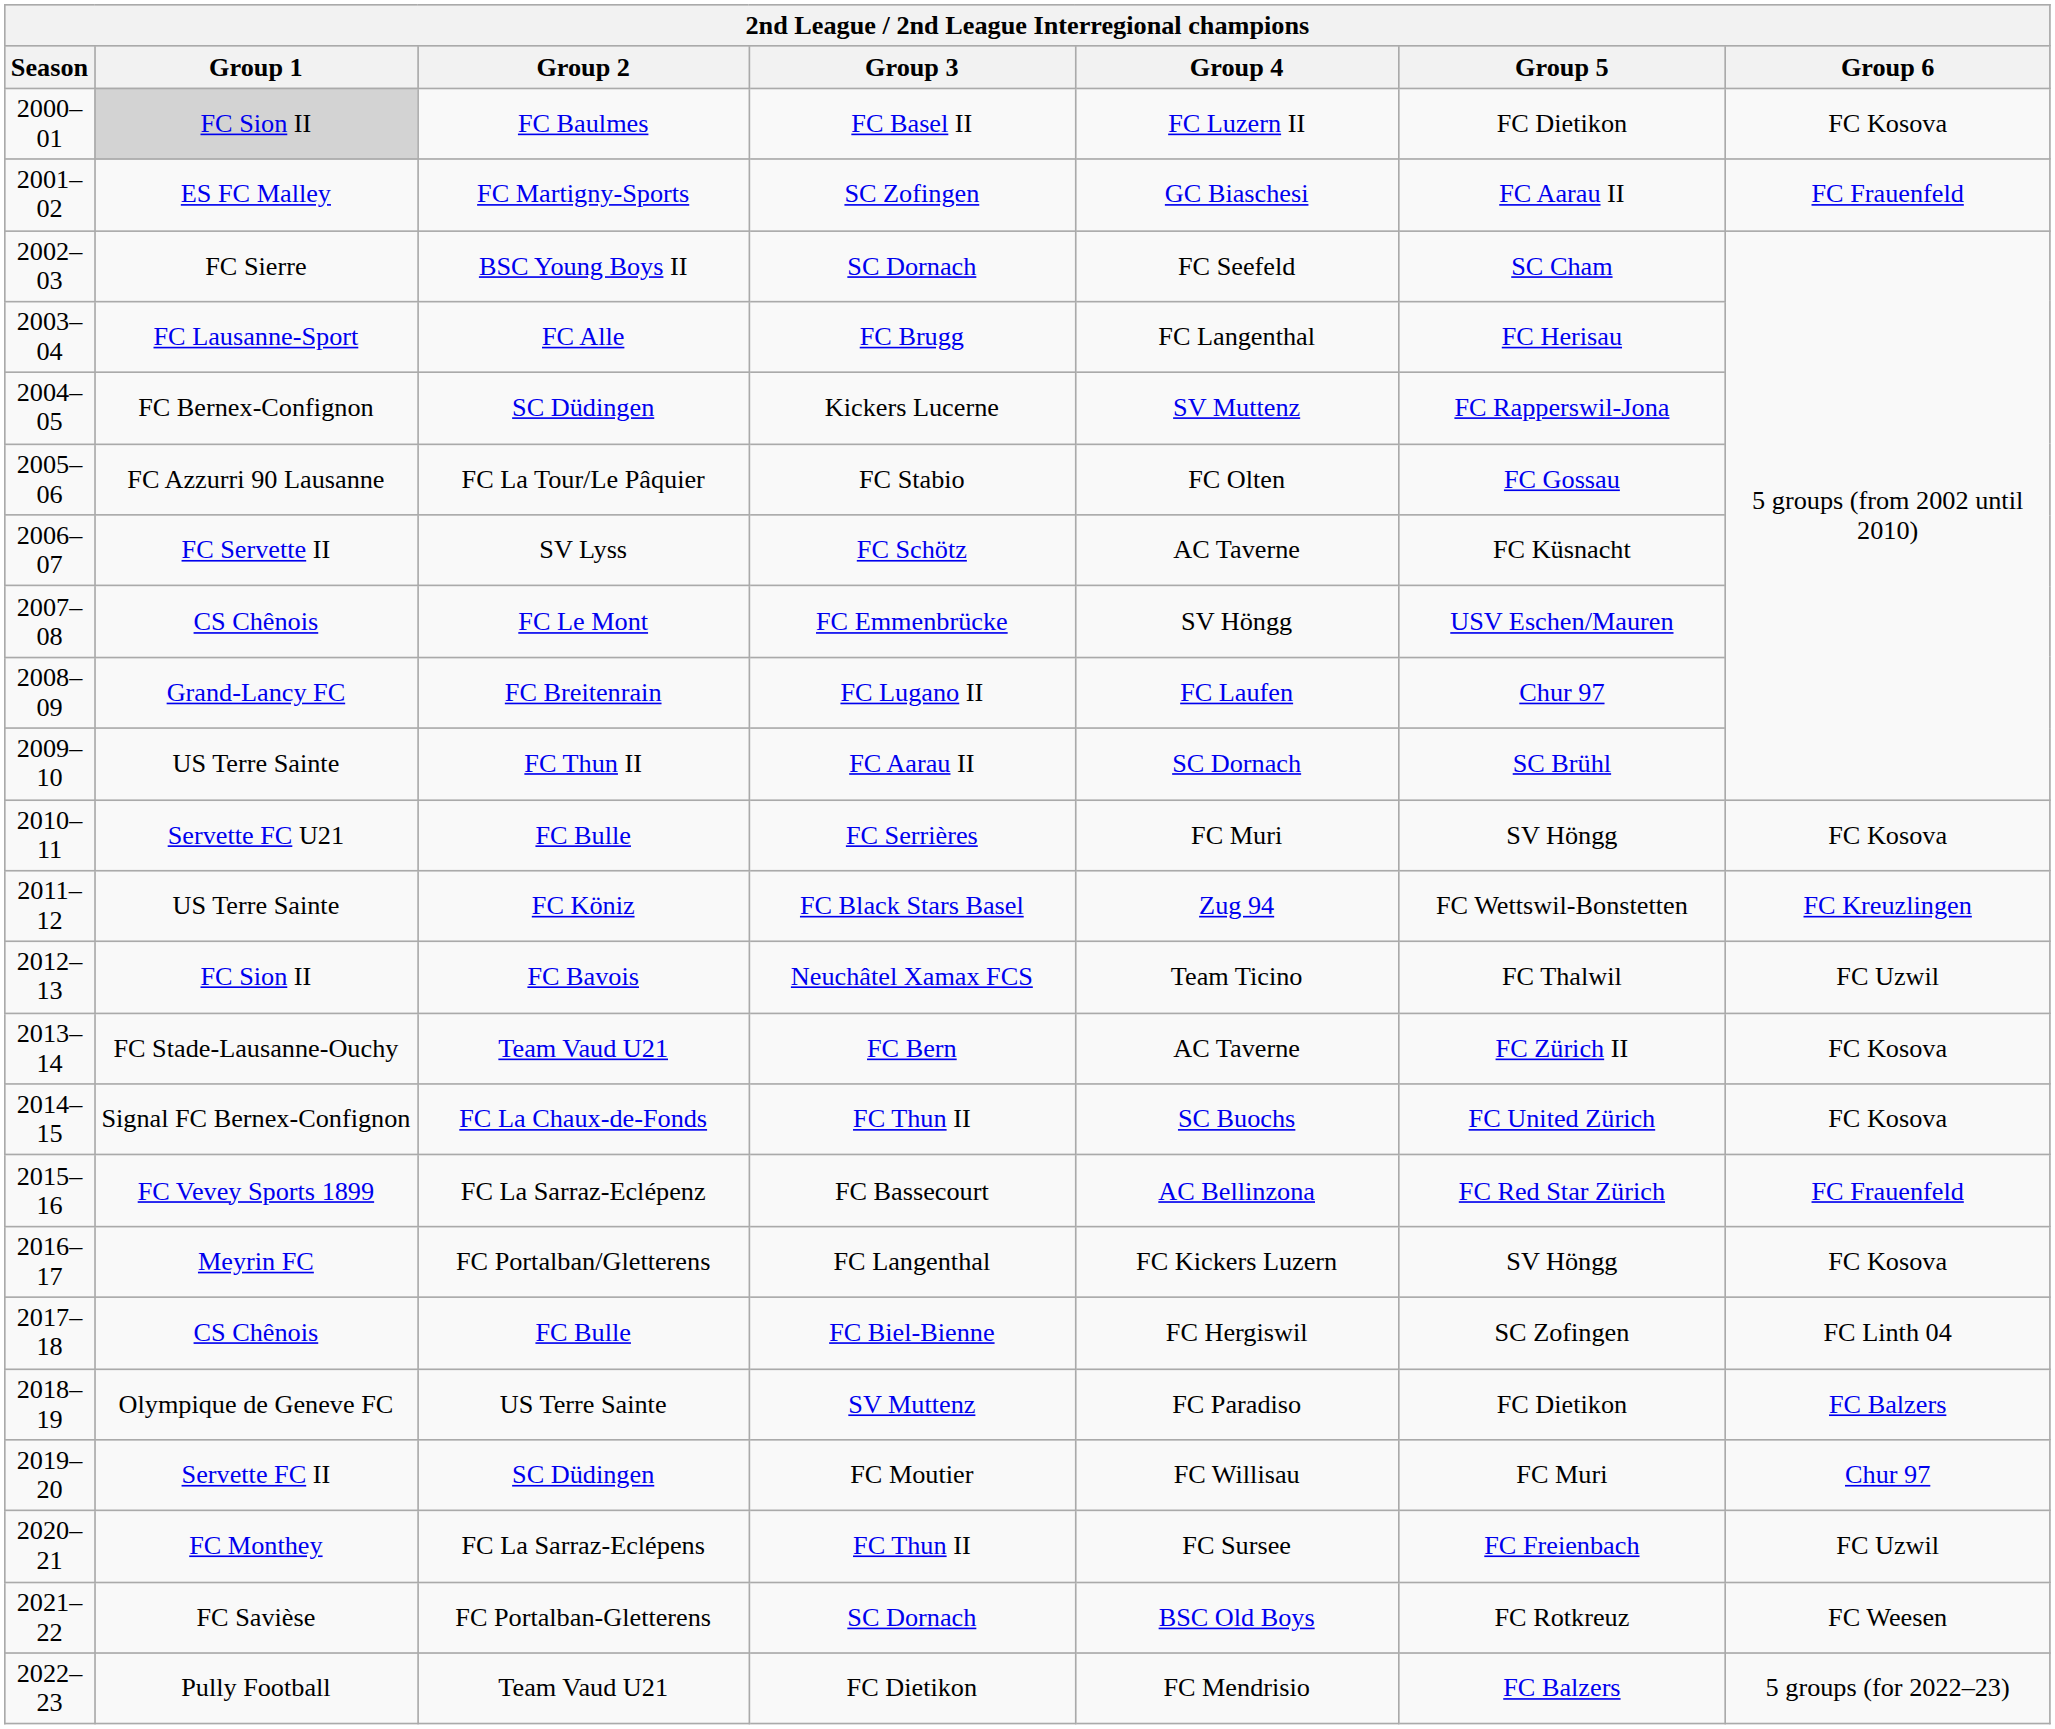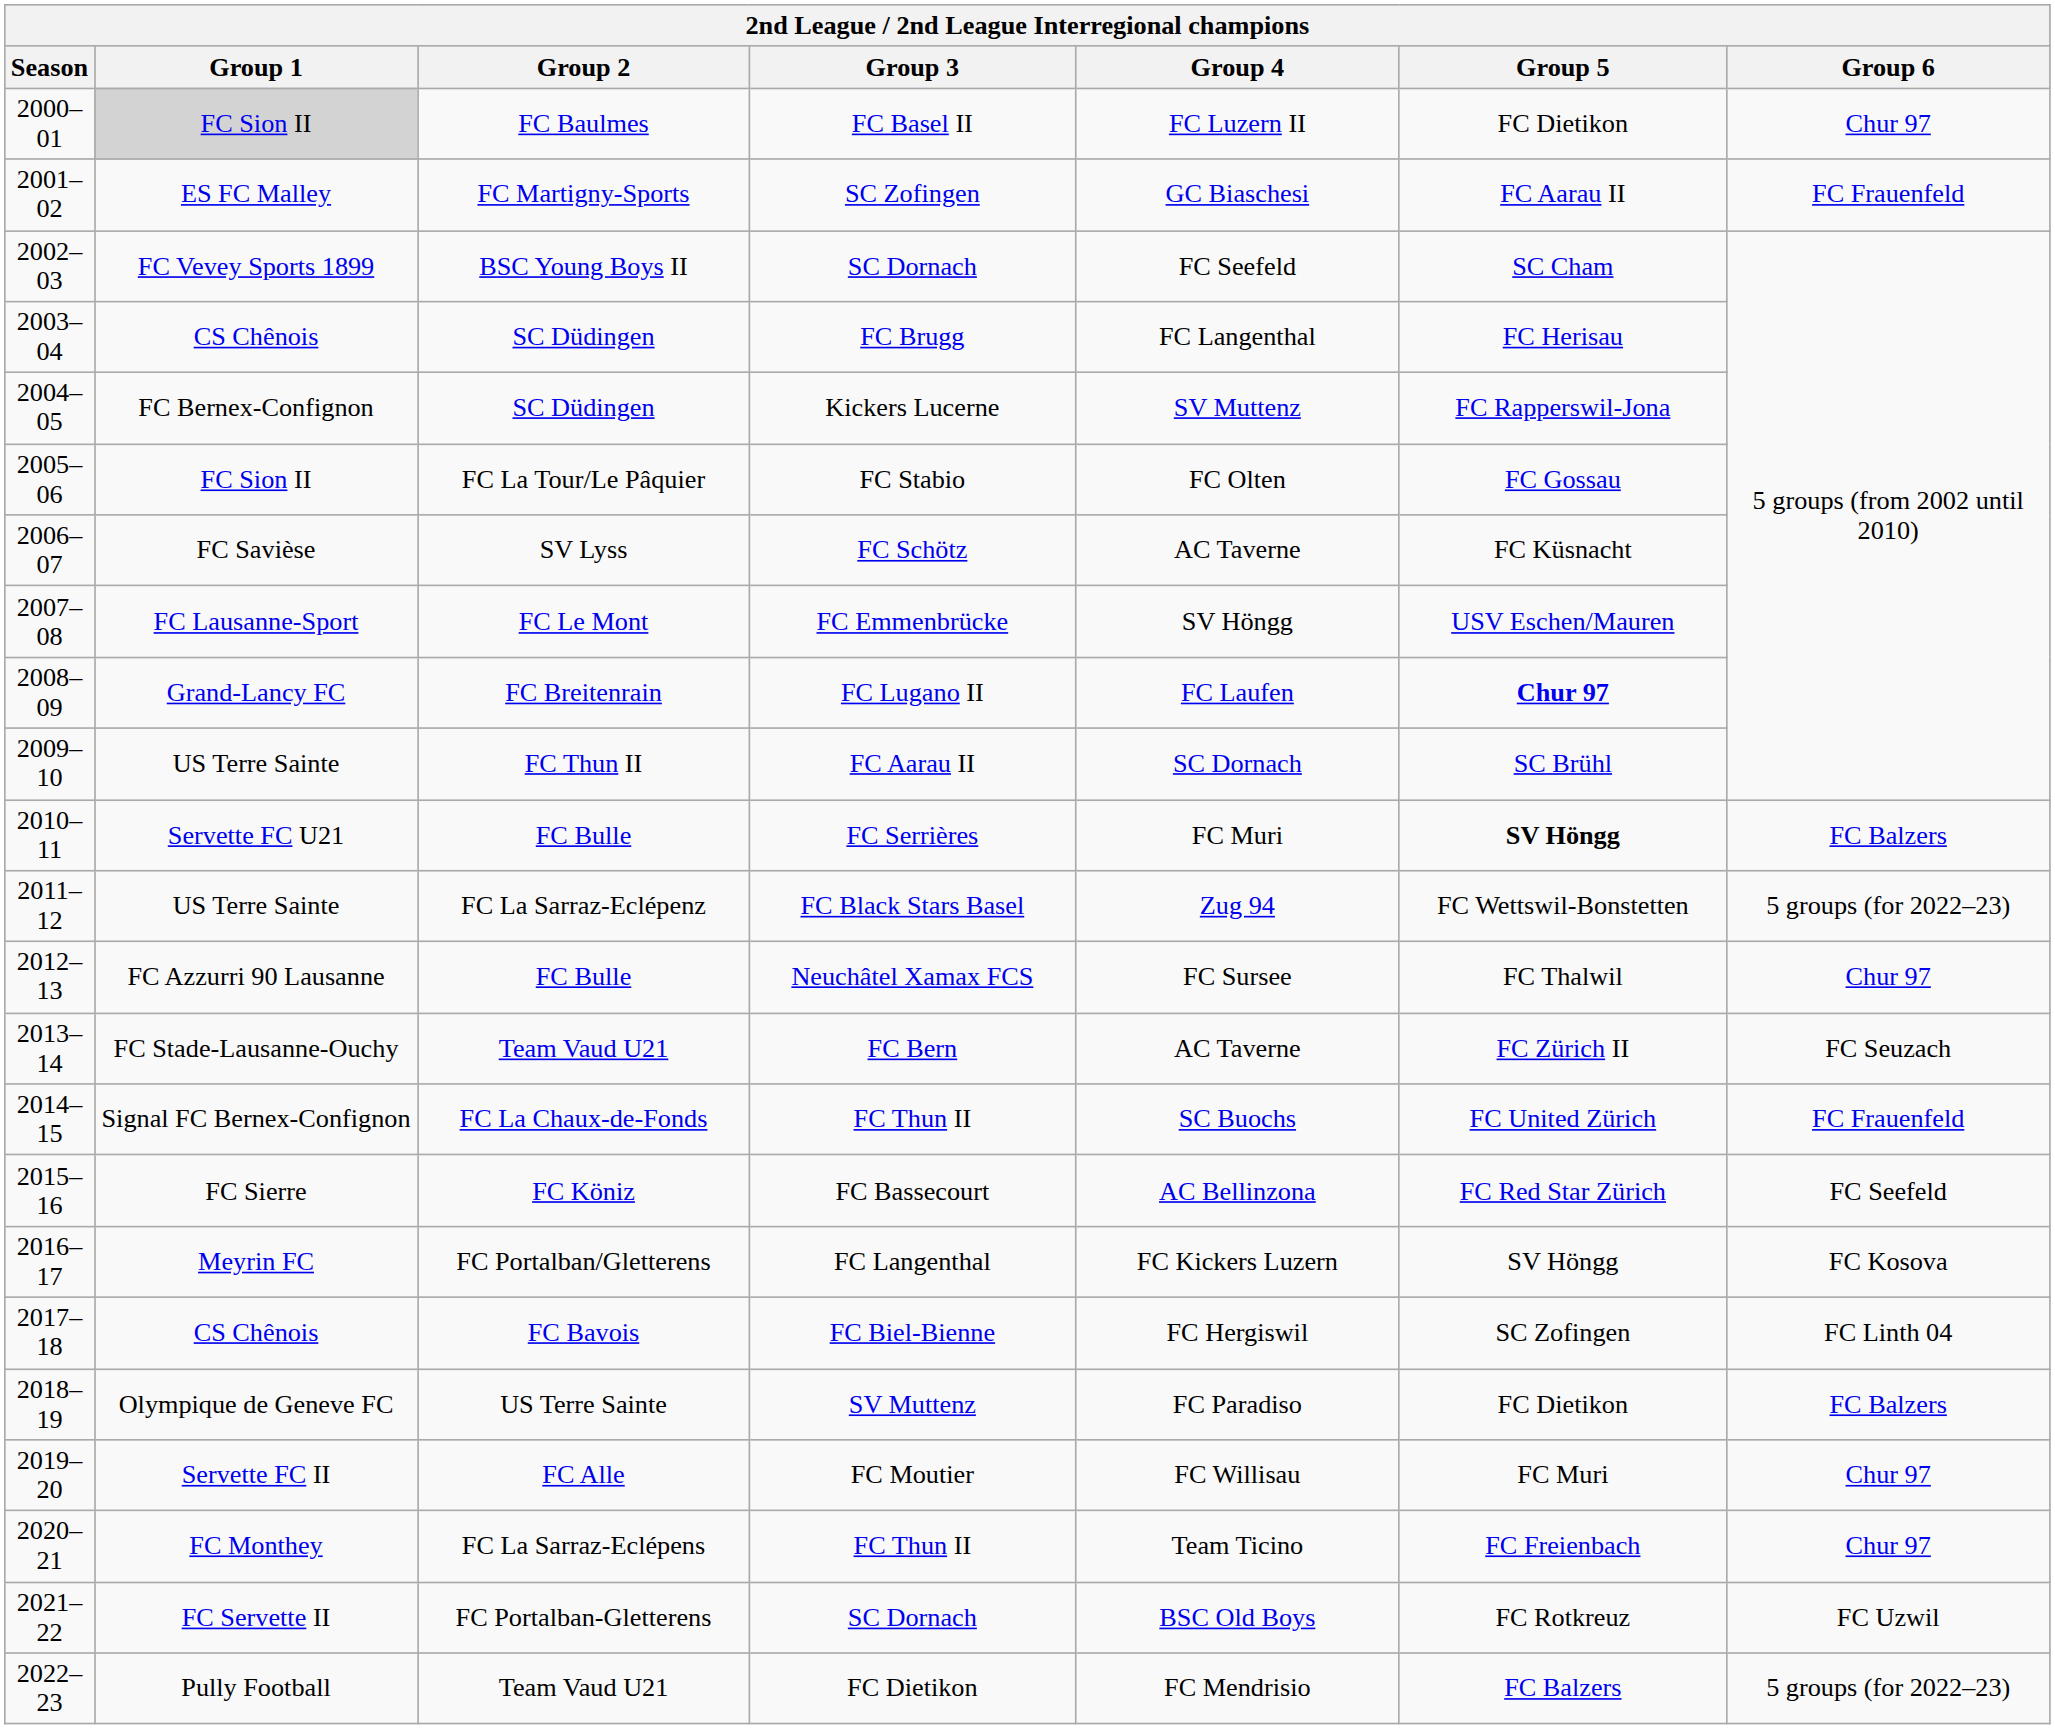(1888, 123) FC Kosova -> (1888, 123) Chur 97
(256, 265) FC Sierre -> (256, 265) FC Vevey Sports 1899
(256, 336) FC Lausanne-Sport -> (256, 336) CS Chênois
(583, 336) FC Alle -> (584, 336) SC Düdingen
(256, 478) FC Azzurri 90 Lausanne -> (256, 478) FC Sion II
(256, 550) FC Servette II -> (256, 550) FC Savièse
(256, 621) CS Chênois -> (256, 621) FC Lausanne-Sport
(1562, 692) normal -> (1563, 692) bold
(1562, 834) normal -> (1563, 834) bold
(1888, 834) FC Kosova -> (1888, 834) FC Balzers
(583, 905) FC Köniz -> (584, 905) FC La Sarraz-Eclépenz
(1888, 905) FC Kreuzlingen -> (1888, 905) 5 groups (for 2022–23)
(256, 976) FC Sion II -> (256, 976) FC Azzurri 90 Lausanne
(583, 976) FC Bavois -> (584, 976) FC Bulle
(1237, 976) Team Ticino -> (1237, 976) FC Sursee
(1888, 976) FC Uzwil -> (1888, 976) Chur 97
(1888, 1048) FC Kosova -> (1888, 1048) FC Seuzach
(1888, 1119) FC Kosova -> (1888, 1119) FC Frauenfeld
(256, 1190) FC Vevey Sports 1899 -> (256, 1190) FC Sierre
(583, 1190) FC La Sarraz-Eclépenz -> (584, 1190) FC Köniz
(1888, 1190) FC Frauenfeld -> (1888, 1190) FC Seefeld
(583, 1332) FC Bulle -> (584, 1332) FC Bavois
(583, 1474) SC Düdingen -> (584, 1474) FC Alle
(1237, 1545) FC Sursee -> (1237, 1545) Team Ticino
(1888, 1545) FC Uzwil -> (1888, 1545) Chur 97
(256, 1617) FC Savièse -> (256, 1617) FC Servette II
(1888, 1617) FC Weesen -> (1888, 1617) FC Uzwil
